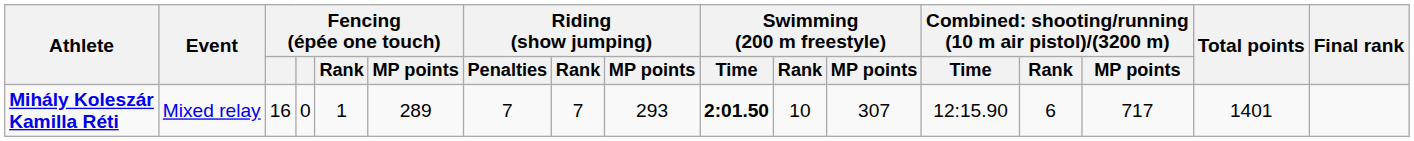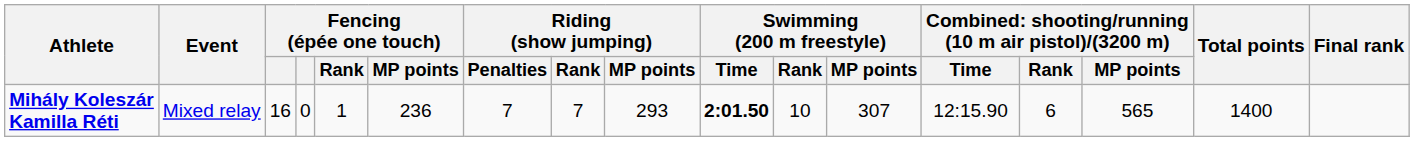(416, 111) 289 -> (416, 111) 236
(1137, 111) 717 -> (1137, 111) 565
(1251, 111) 1401 -> (1251, 111) 1400
